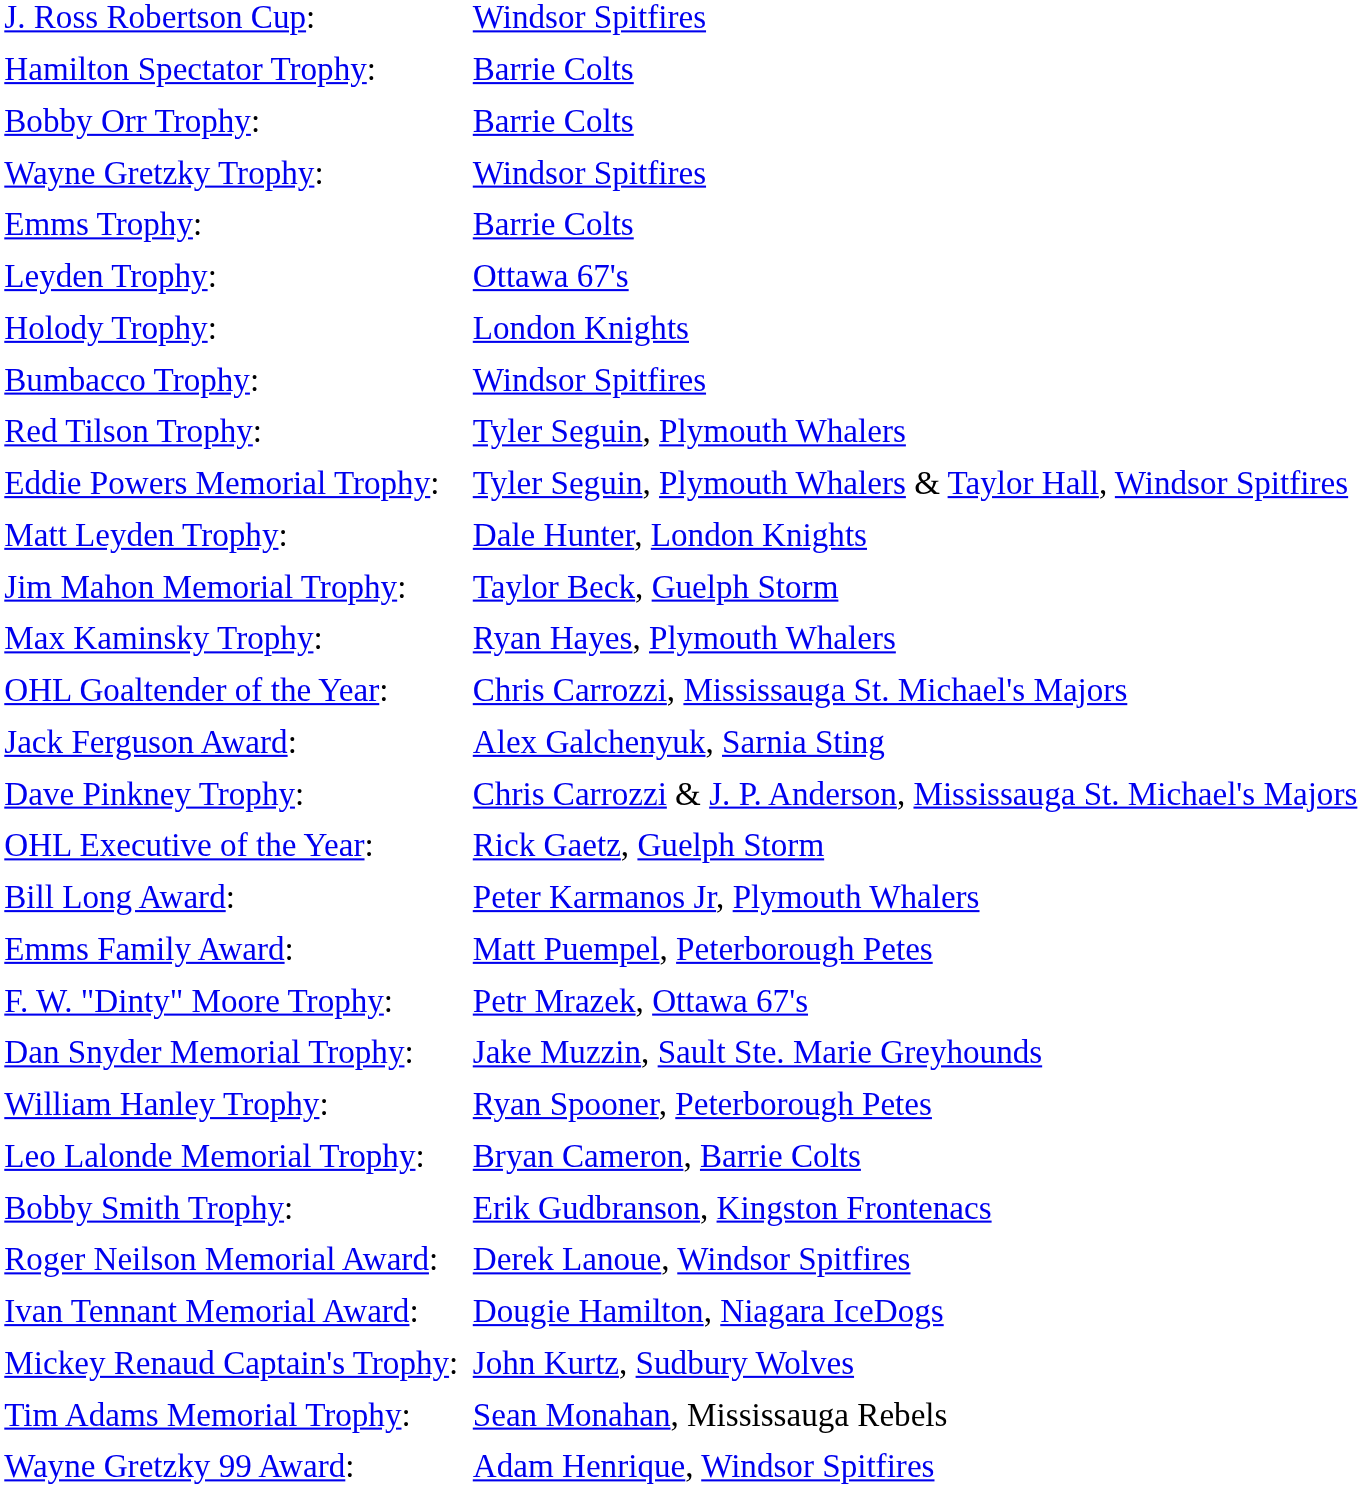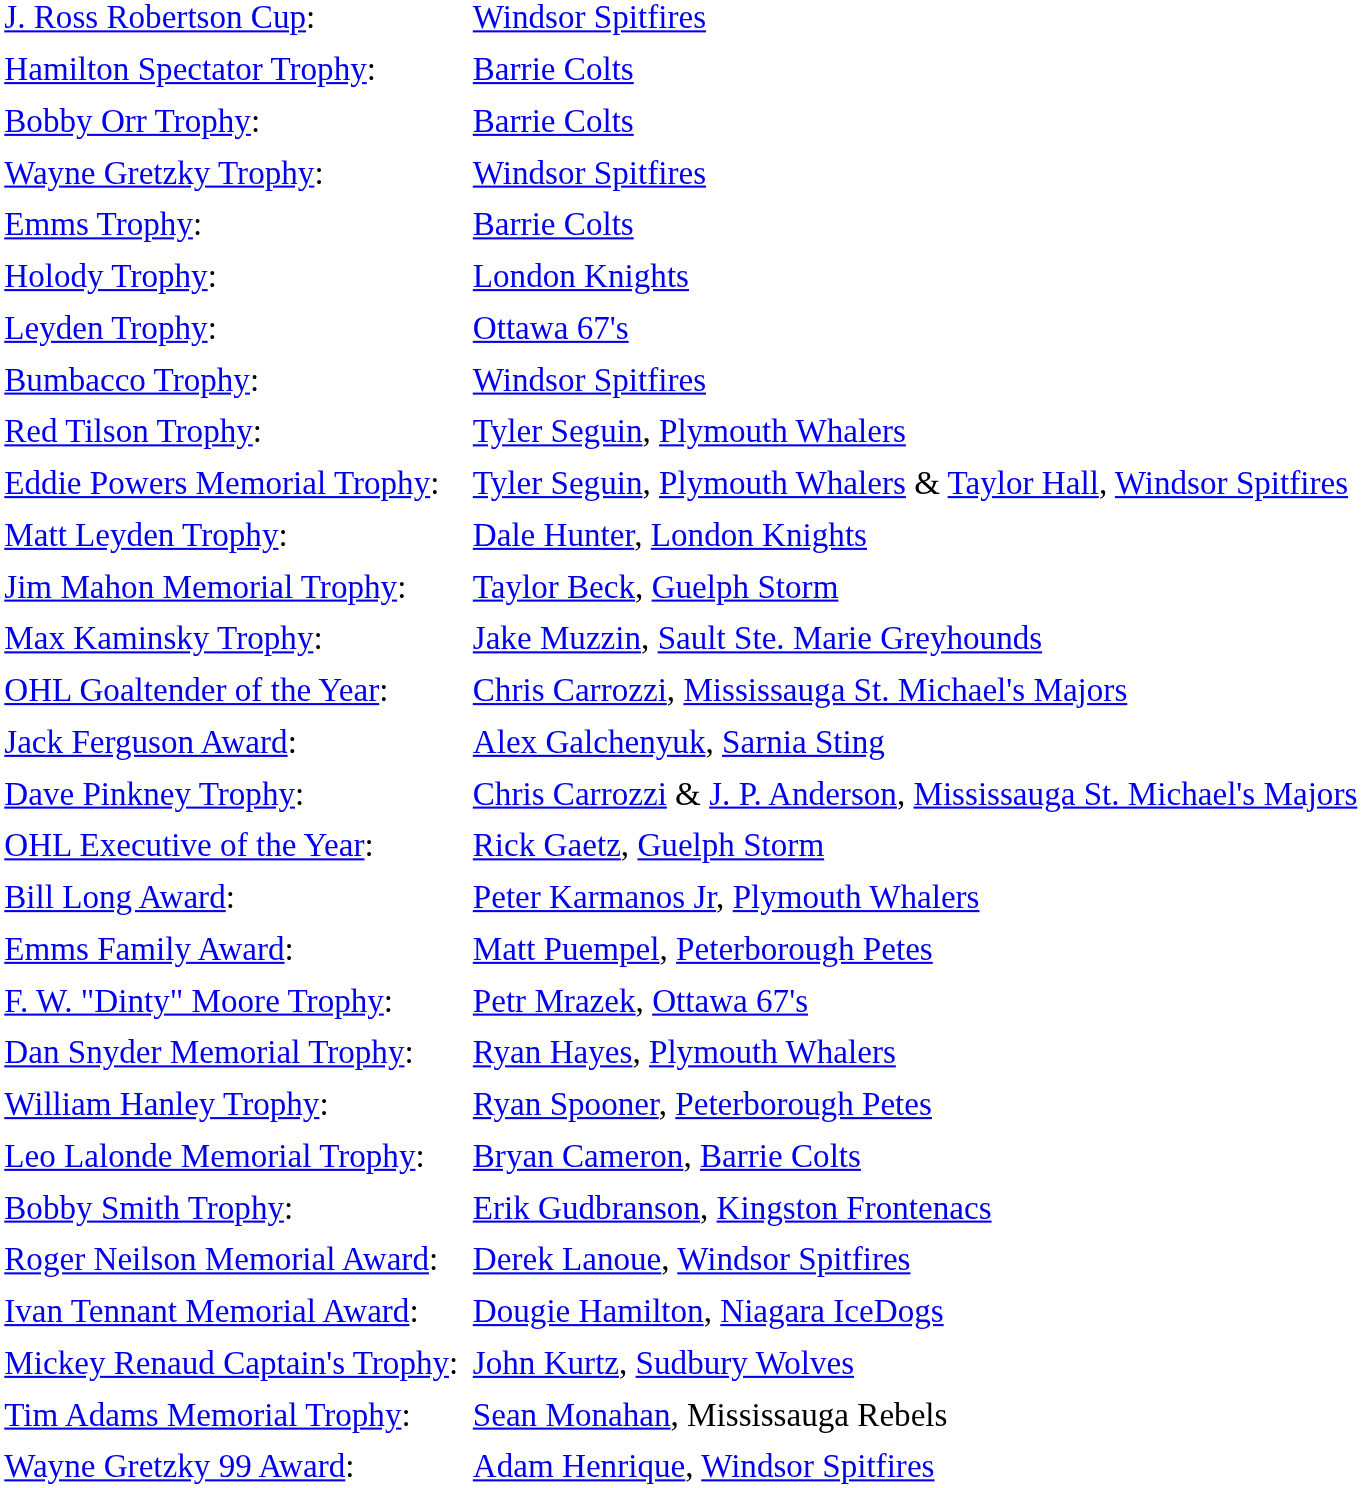rows swapped: (111, 276) <-> (111, 327)
(684, 638) Ryan Hayes, Plymouth Whalers -> (757, 638) Jake Muzzin, Sault Ste. Marie Greyhounds
(757, 1052) Jake Muzzin, Sault Ste. Marie Greyhounds -> (684, 1052) Ryan Hayes, Plymouth Whalers
